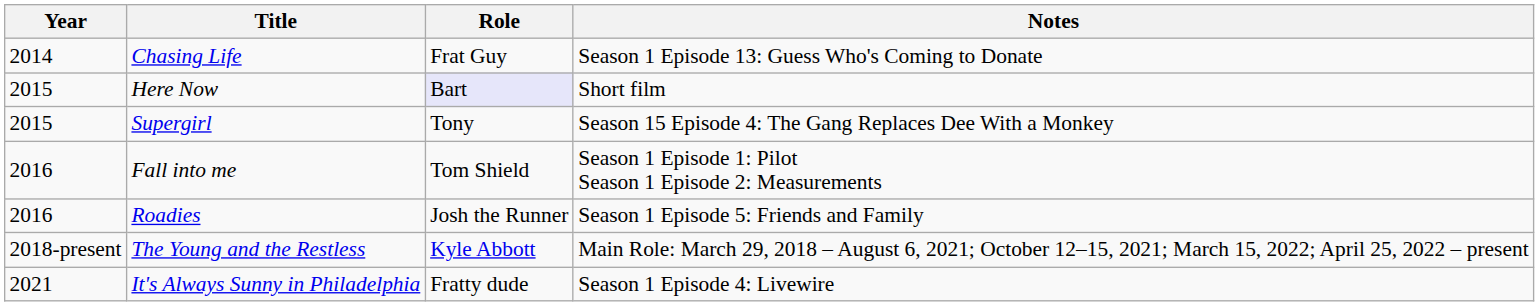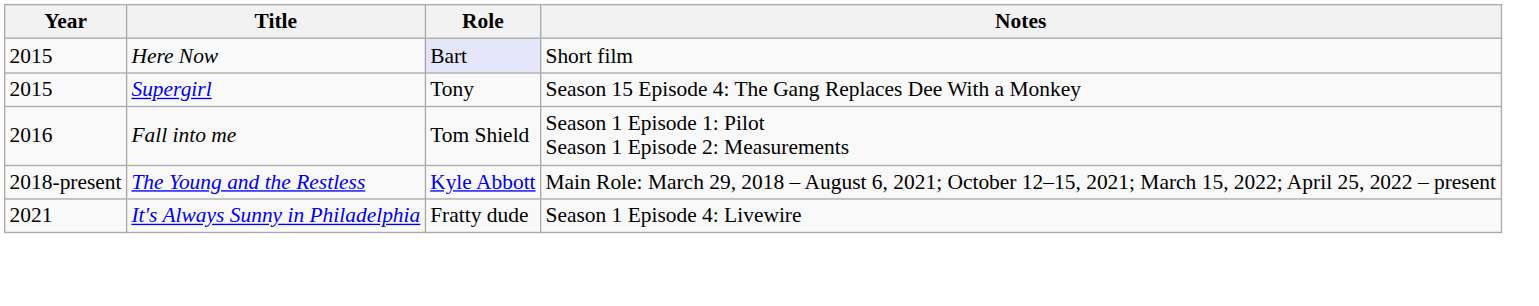- row: (187, 55)
- row: (166, 215)
